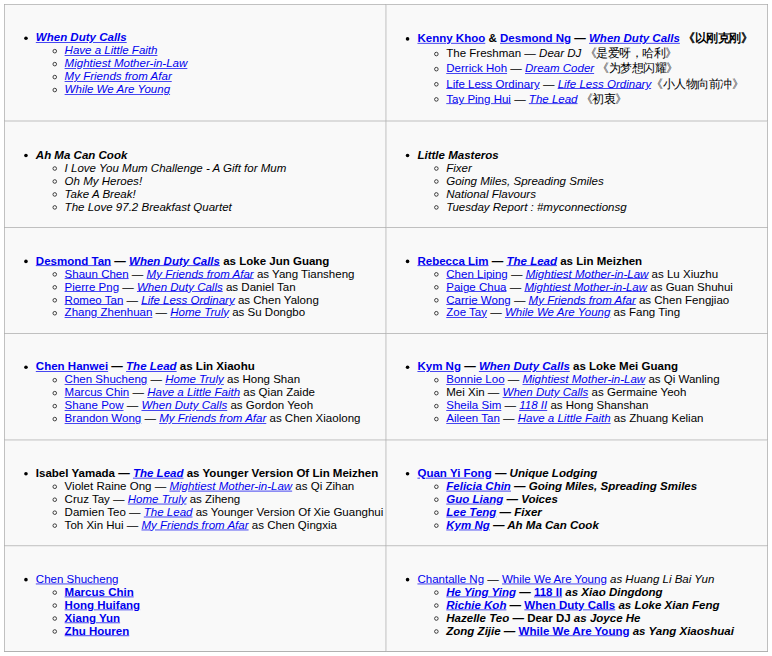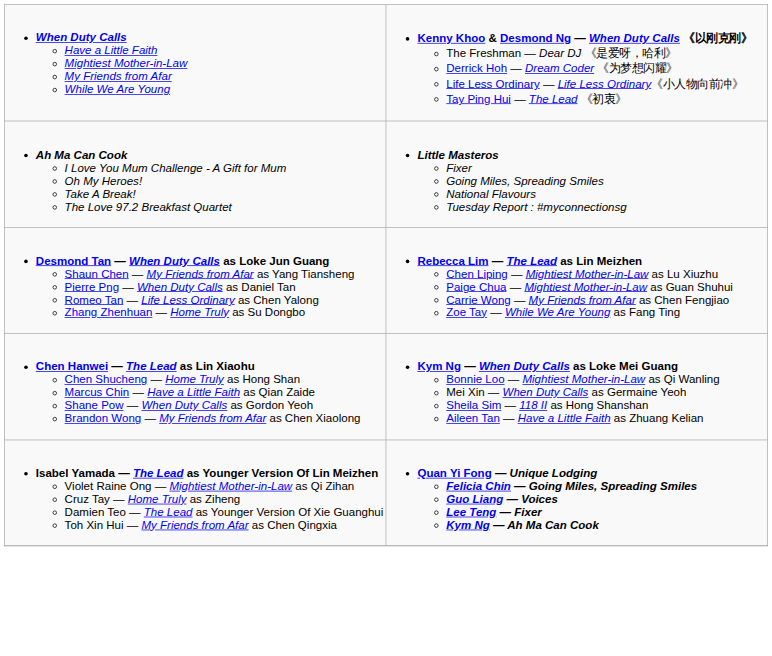- row: (195, 605)
